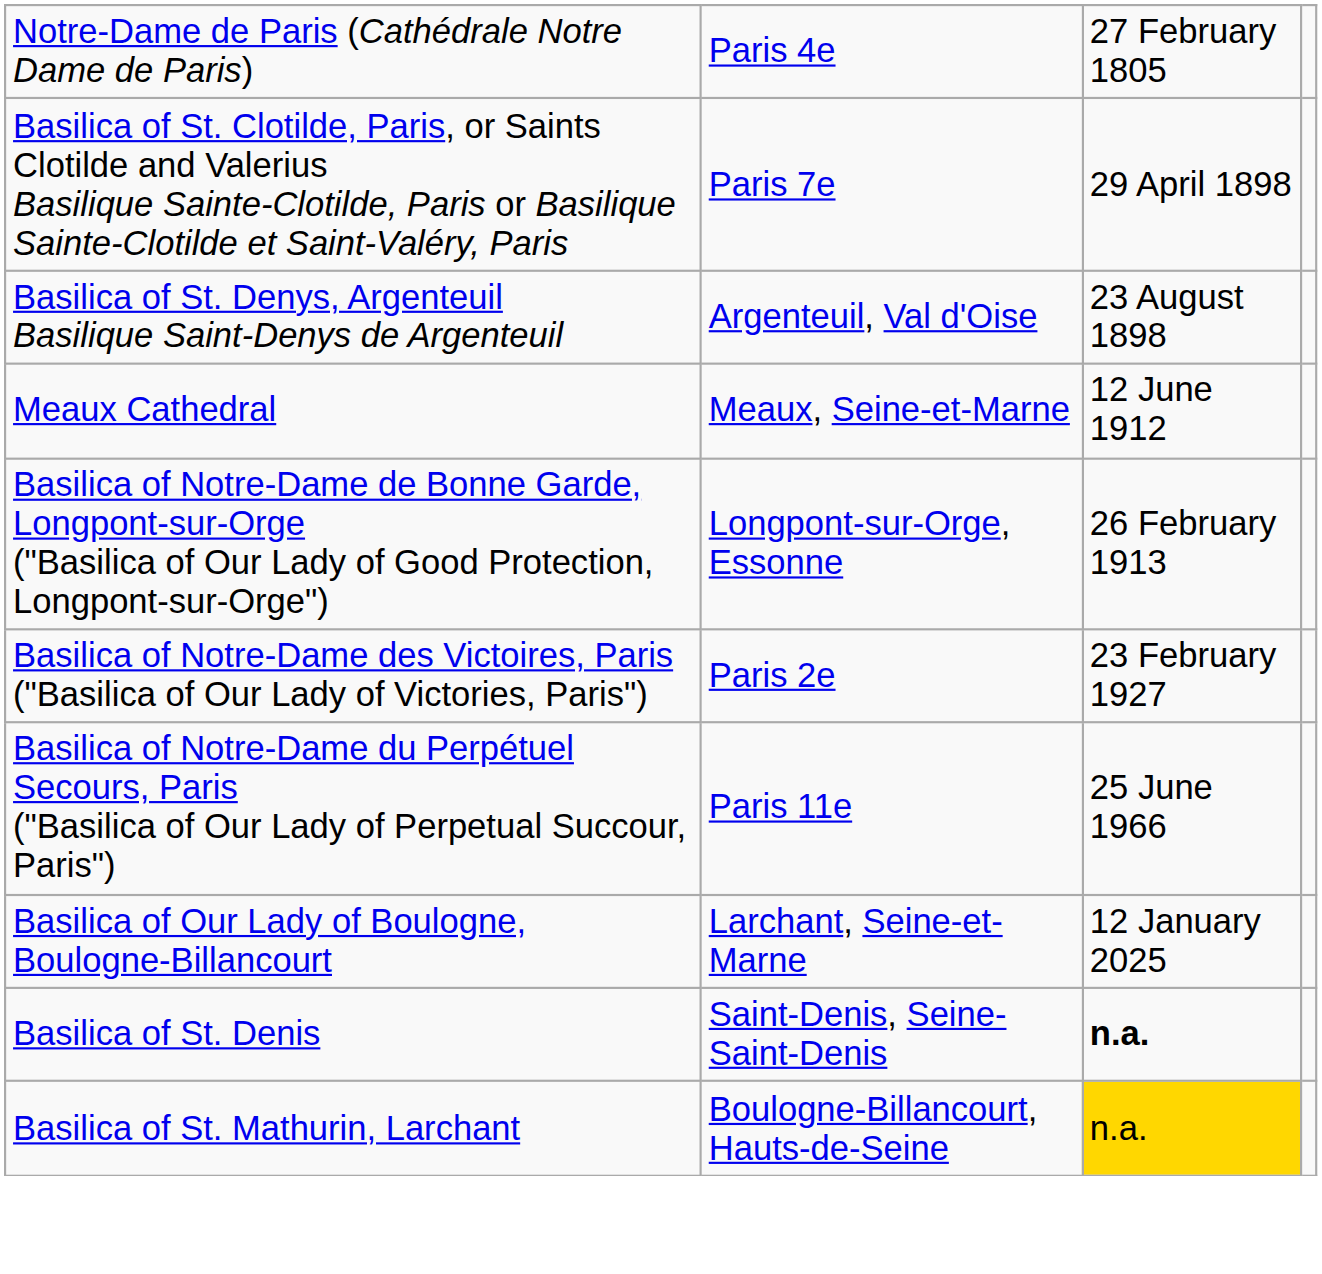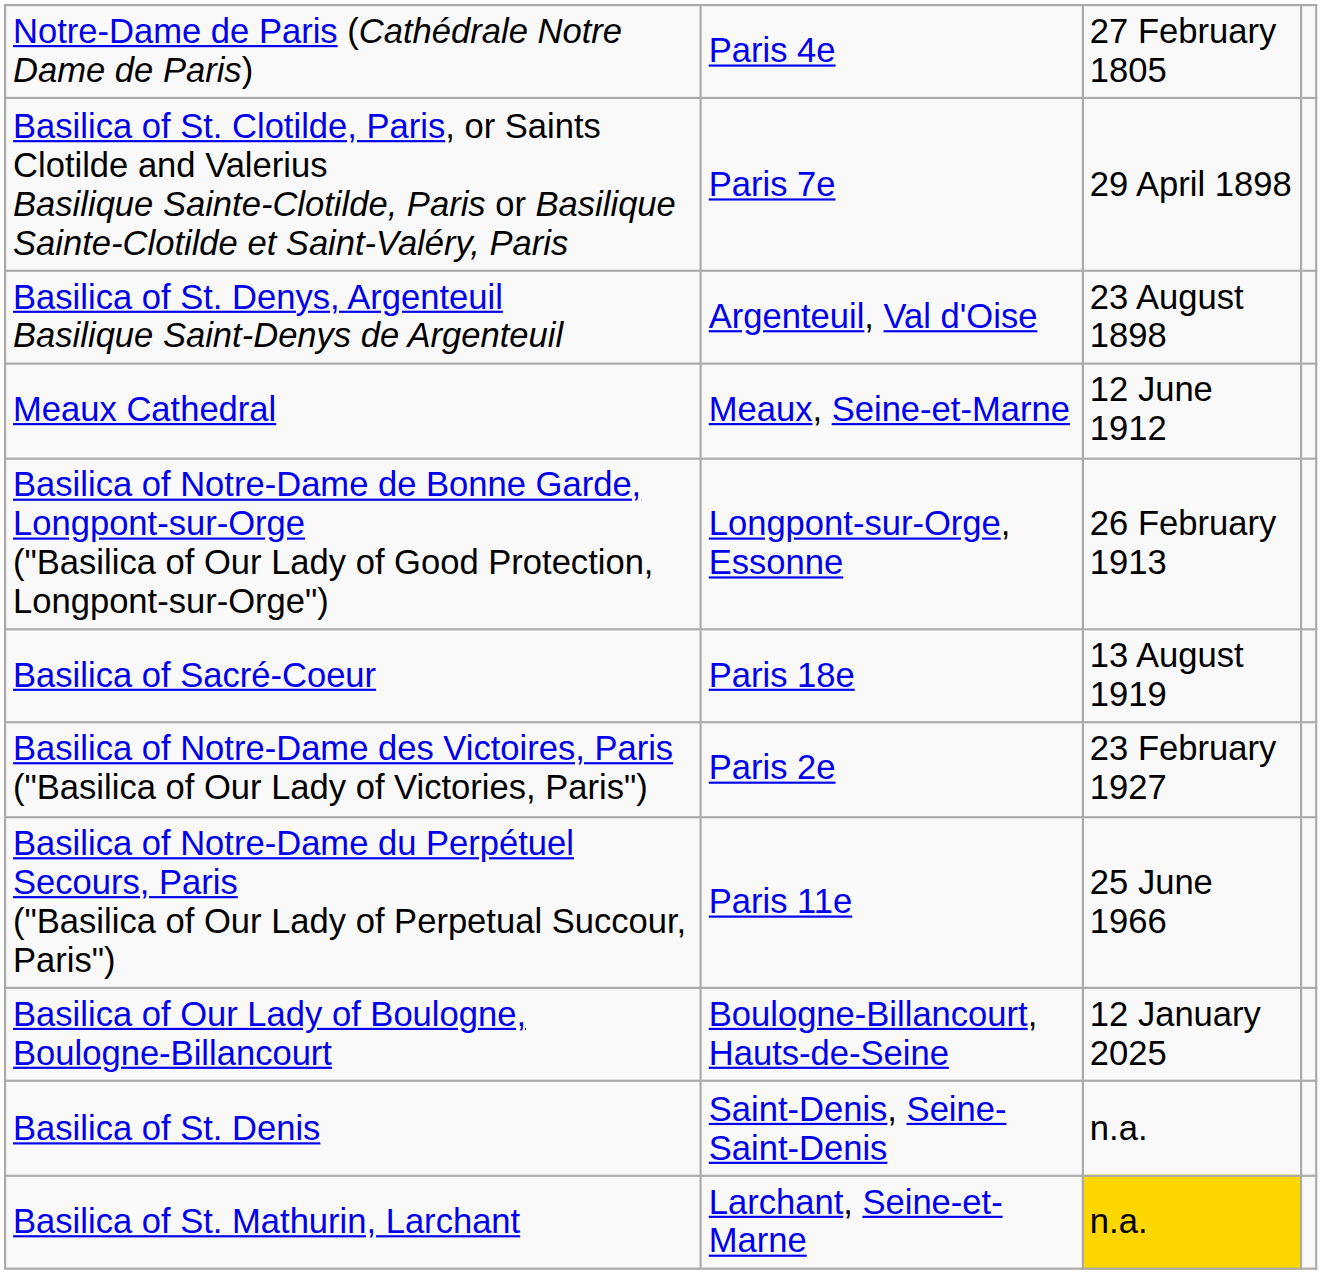+ row: (195, 675)
(856, 940) Larchant, Seine-et-Marne -> (873, 1034) Boulogne-Billancourt, Hauts-de-Seine
(1120, 1034) bold -> (1119, 1127) normal
(873, 1127) Boulogne-Billancourt, Hauts-de-Seine -> (856, 1221) Larchant, Seine-et-Marne
